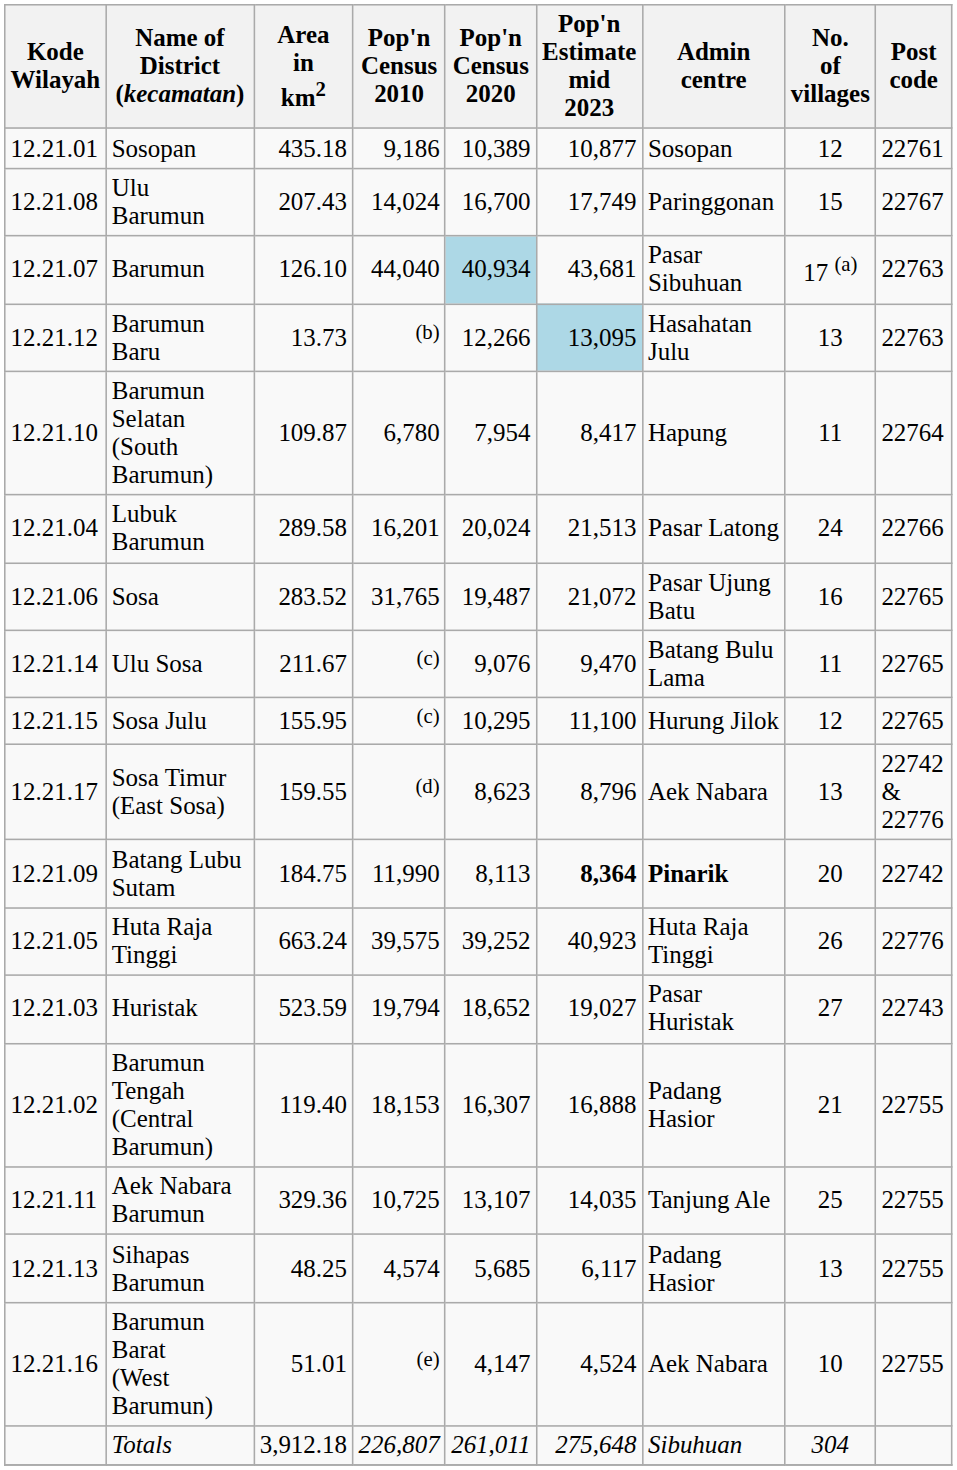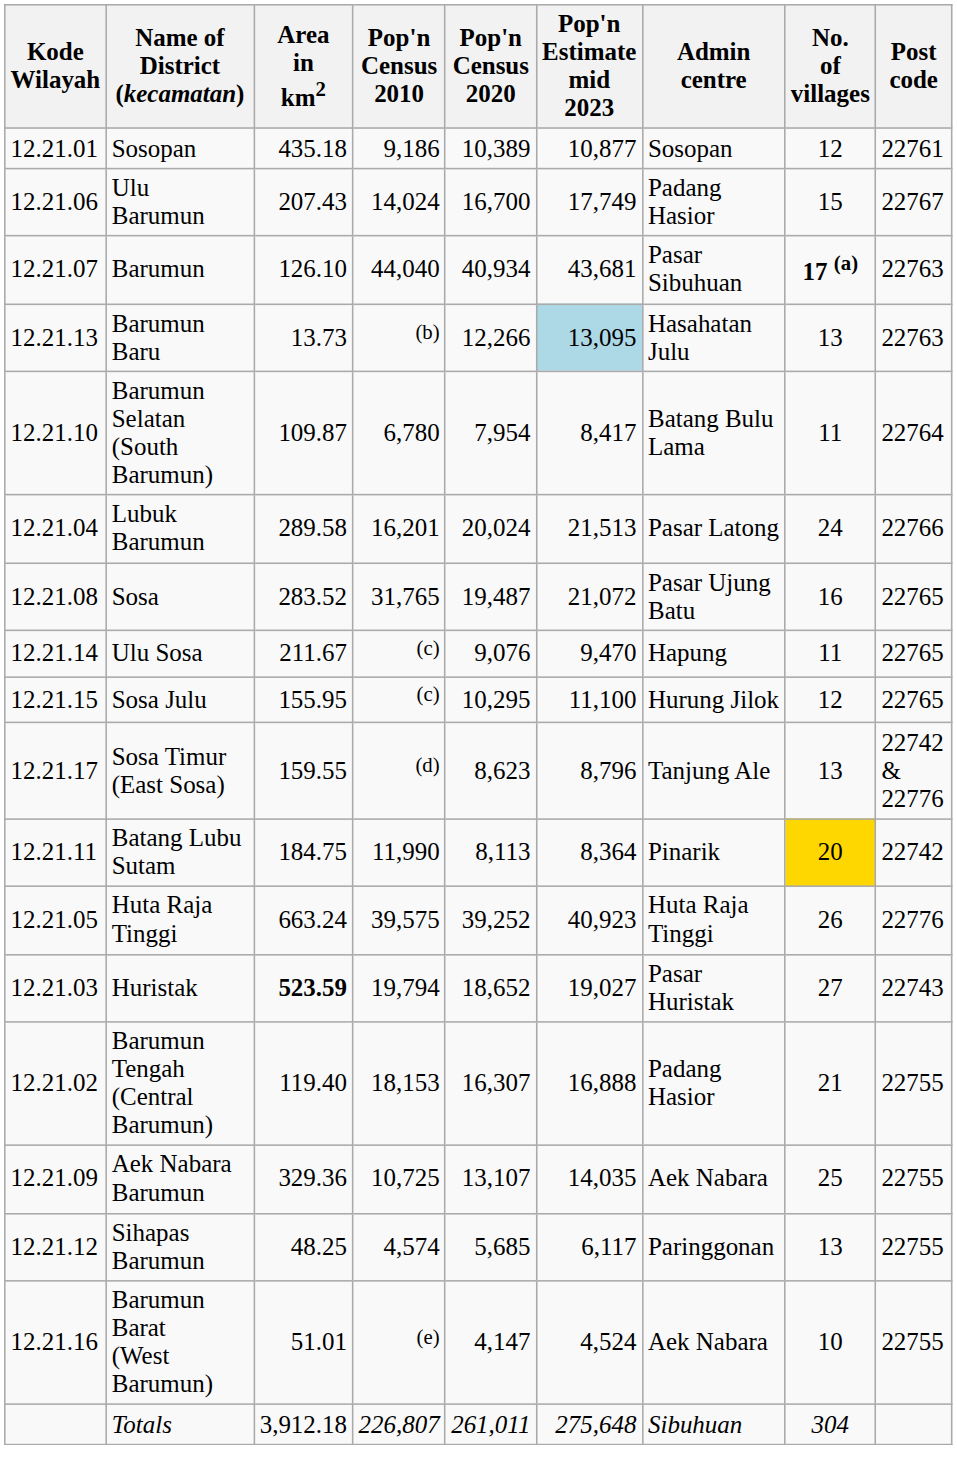(54, 201) 12.21.08 -> (54, 201) 12.21.06
(711, 201) Paringgonan -> (685, 201) Padang Hasior
(496, 269) lightblue background -> (496, 269) no background
(830, 269) normal -> (830, 269) bold
(54, 337) 12.21.12 -> (54, 337) 12.21.13
(687, 432) Hapung -> (711, 432) Batang Bulu Lama
(54, 596) 12.21.06 -> (54, 596) 12.21.08
(711, 663) Batang Bulu Lama -> (687, 653) Hapung
(708, 791) Aek Nabara -> (709, 770) Tanjung Ale
(54, 873) 12.21.09 -> (54, 852) 12.21.11
(608, 873) bold -> (608, 852) normal
(688, 873) bold -> (684, 852) normal
(830, 873) no background -> (830, 852) gold background
(313, 1008) normal -> (313, 987) bold
(54, 1200) 12.21.11 -> (54, 1179) 12.21.09
(709, 1200) Tanjung Ale -> (708, 1179) Aek Nabara
(54, 1268) 12.21.13 -> (54, 1246) 12.21.12
(685, 1268) Padang Hasior -> (711, 1246) Paringgonan
